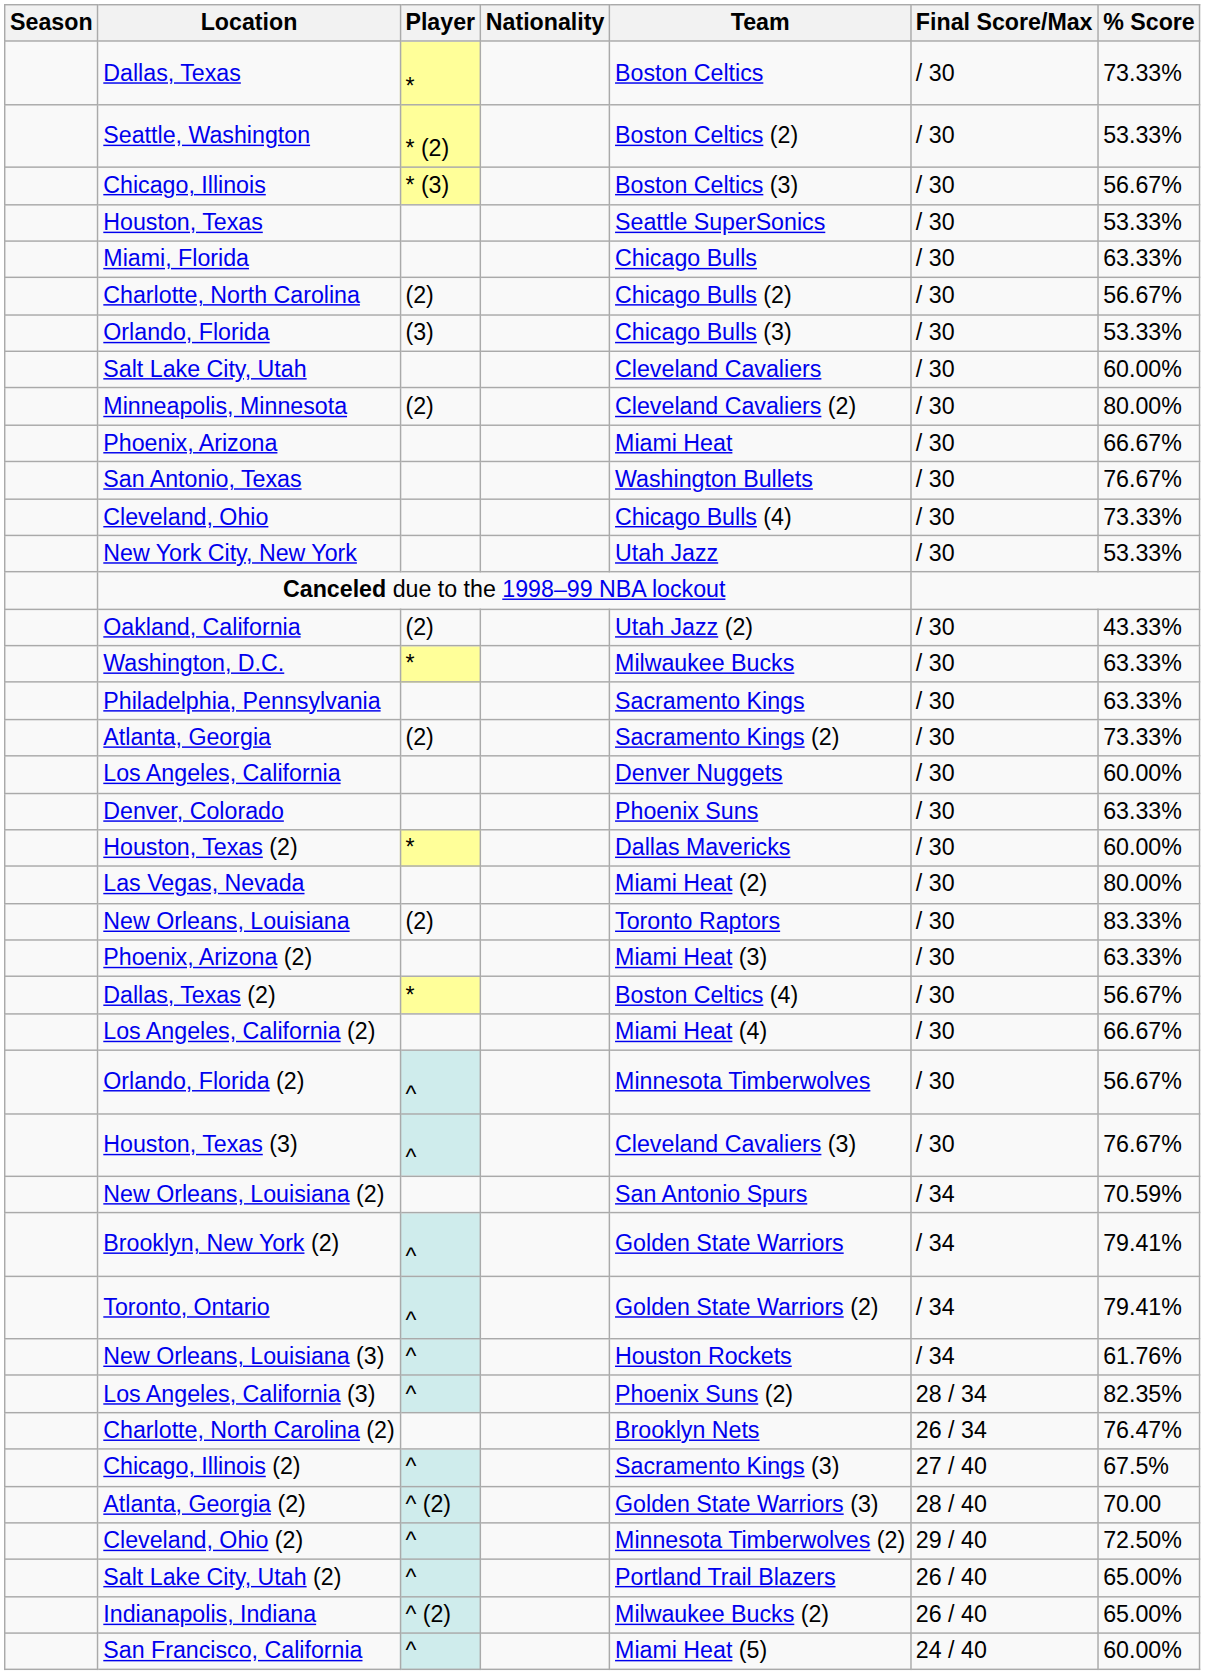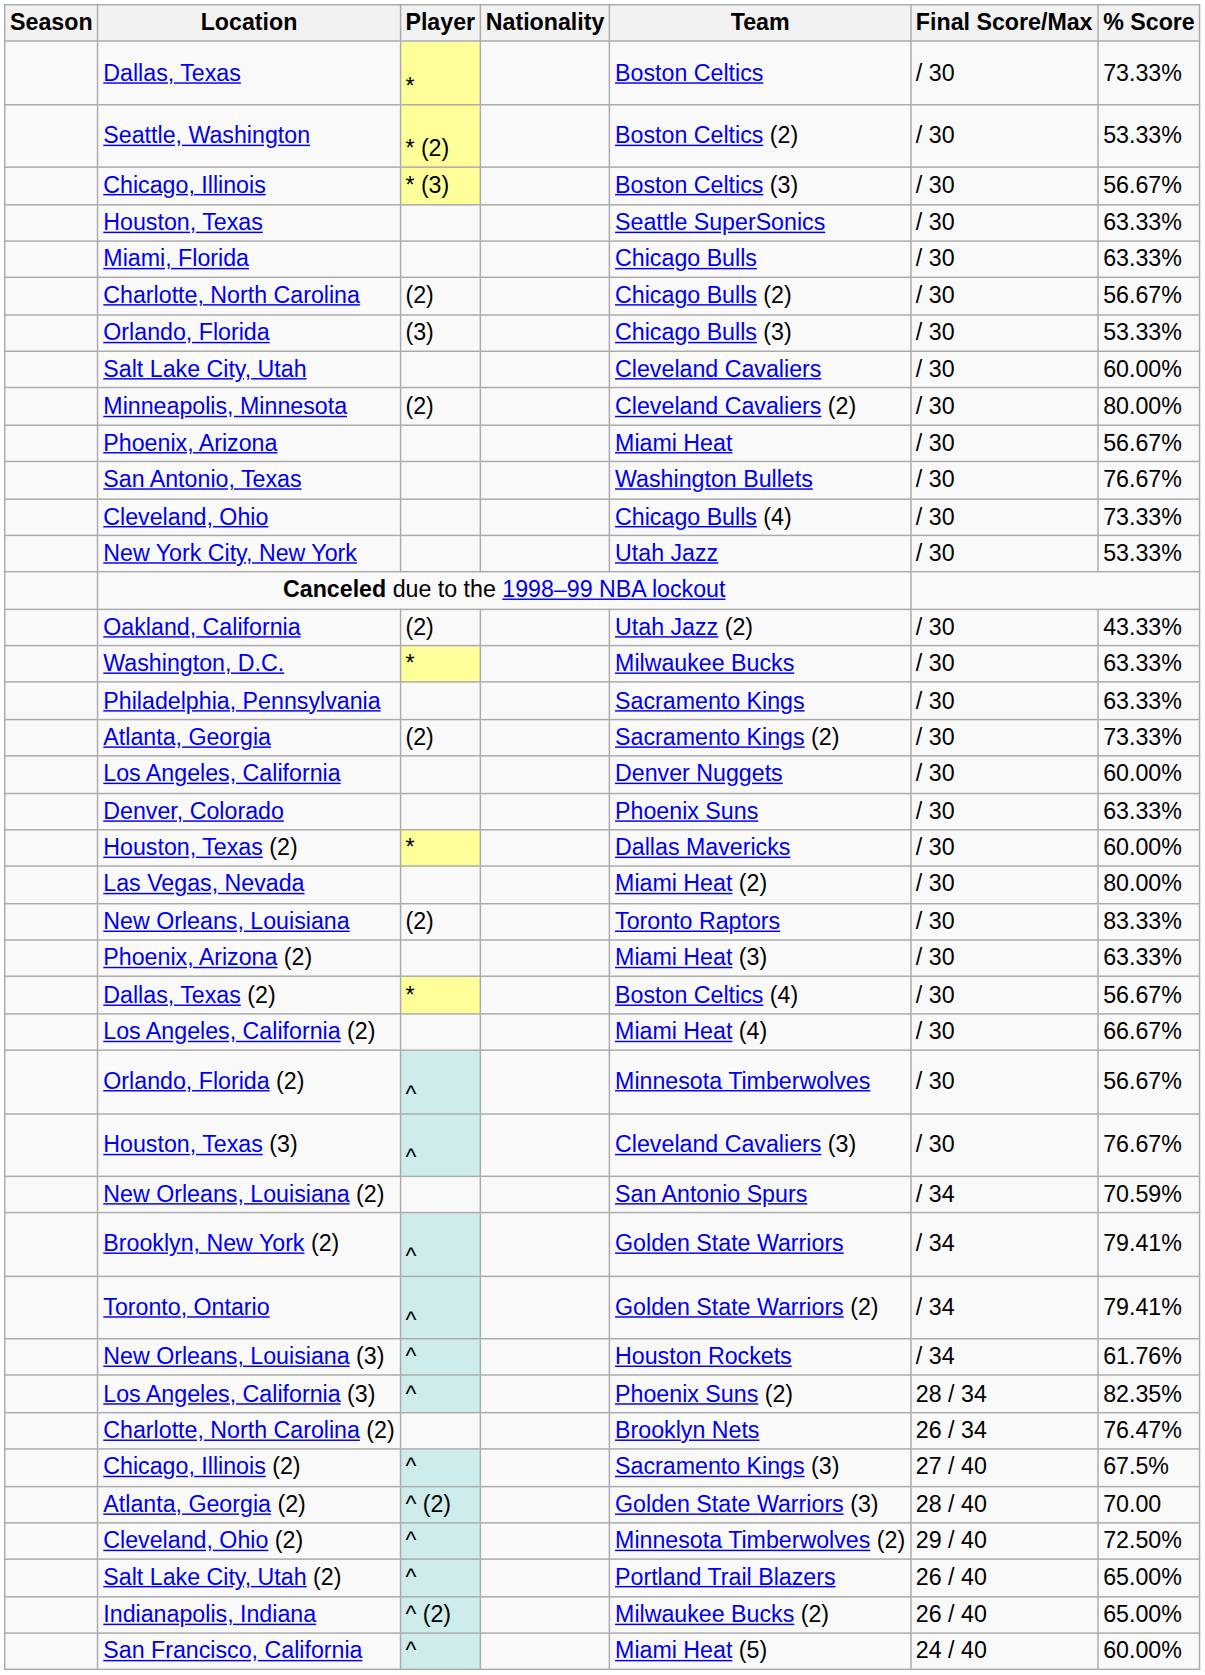(1143, 222) 53.33% -> (1143, 222) 63.33%
(1143, 443) 66.67% -> (1143, 443) 56.67%
